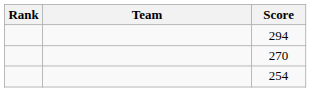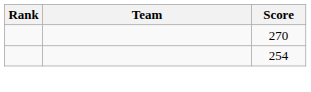- row: (279, 35)
